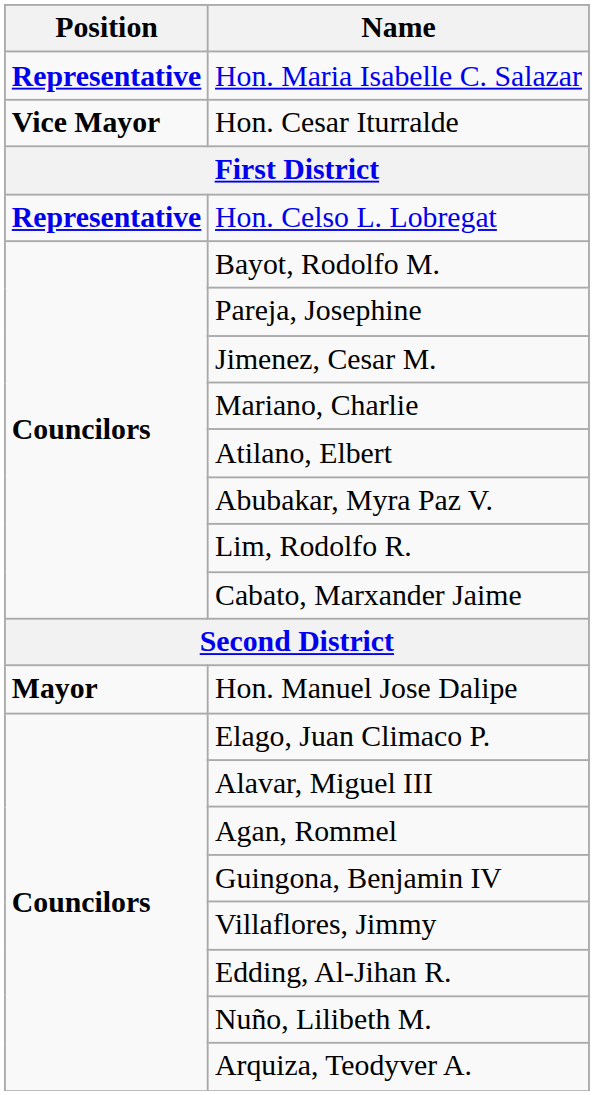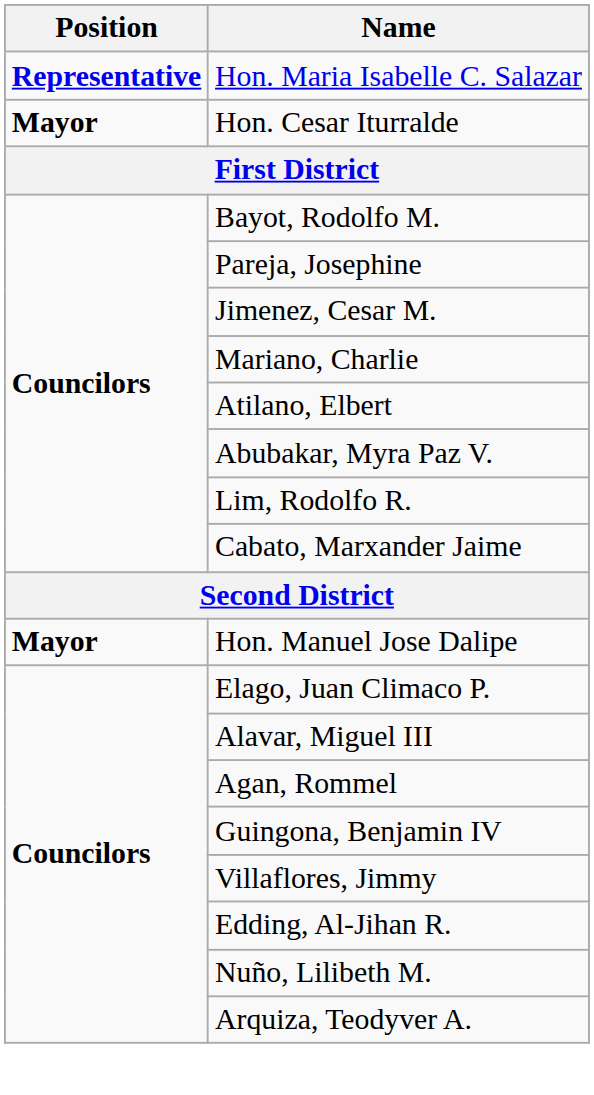(86, 122) Vice Mayor -> (55, 122) Mayor
- row: (356, 216)
